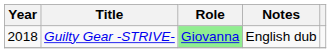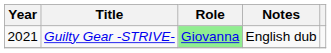(23, 36) 2018 -> (23, 36) 2021
